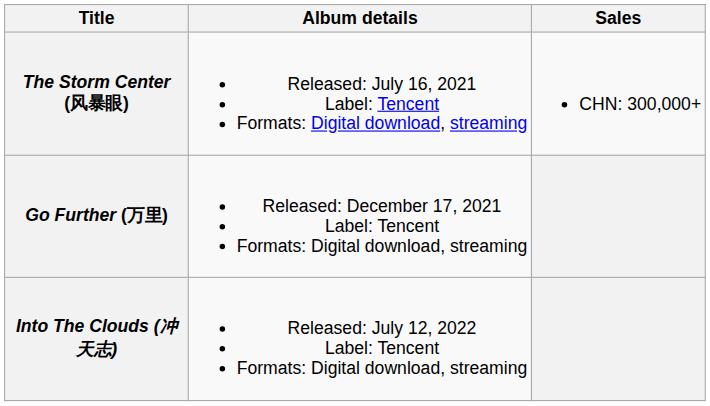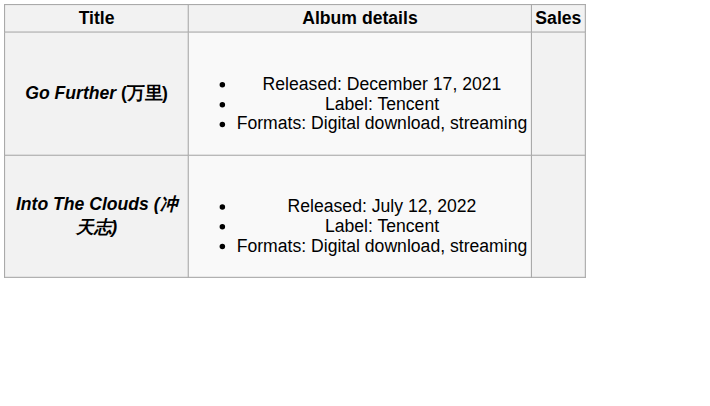- row: (97, 92)
